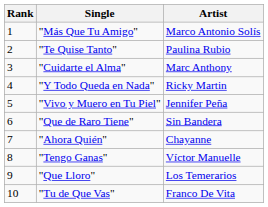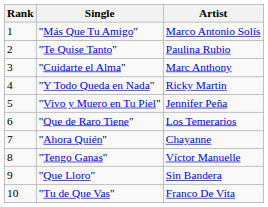(194, 121) Sin Bandera -> (201, 121) Los Temerarios
(201, 175) Los Temerarios -> (194, 175) Sin Bandera
